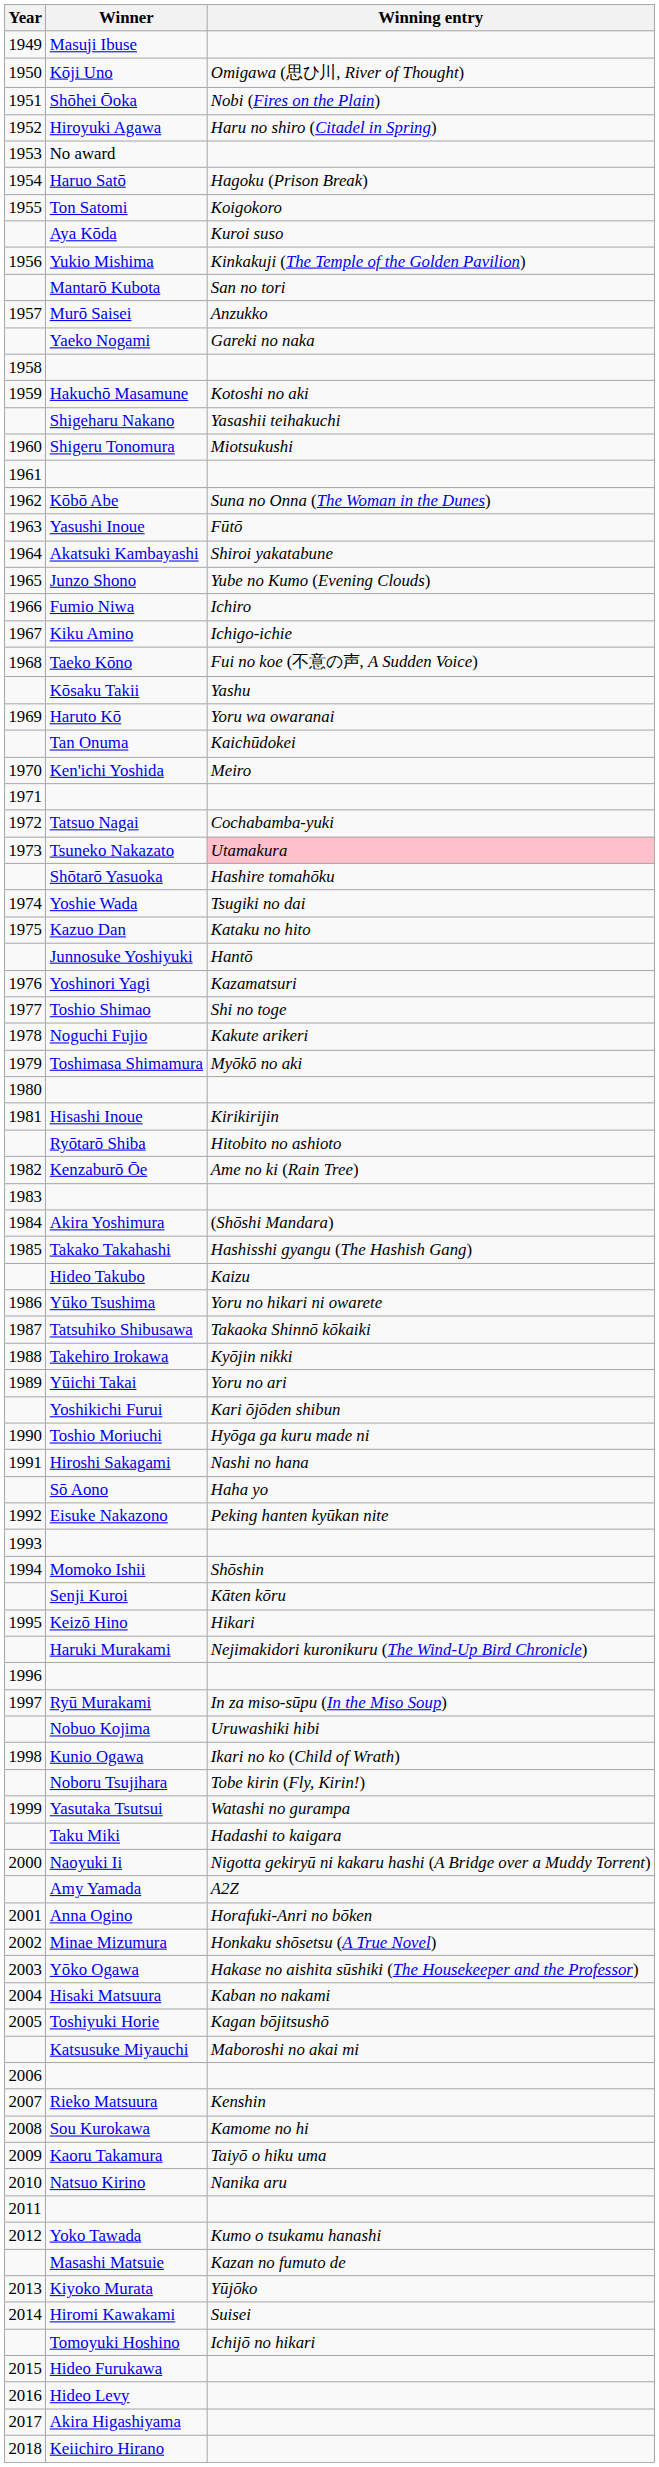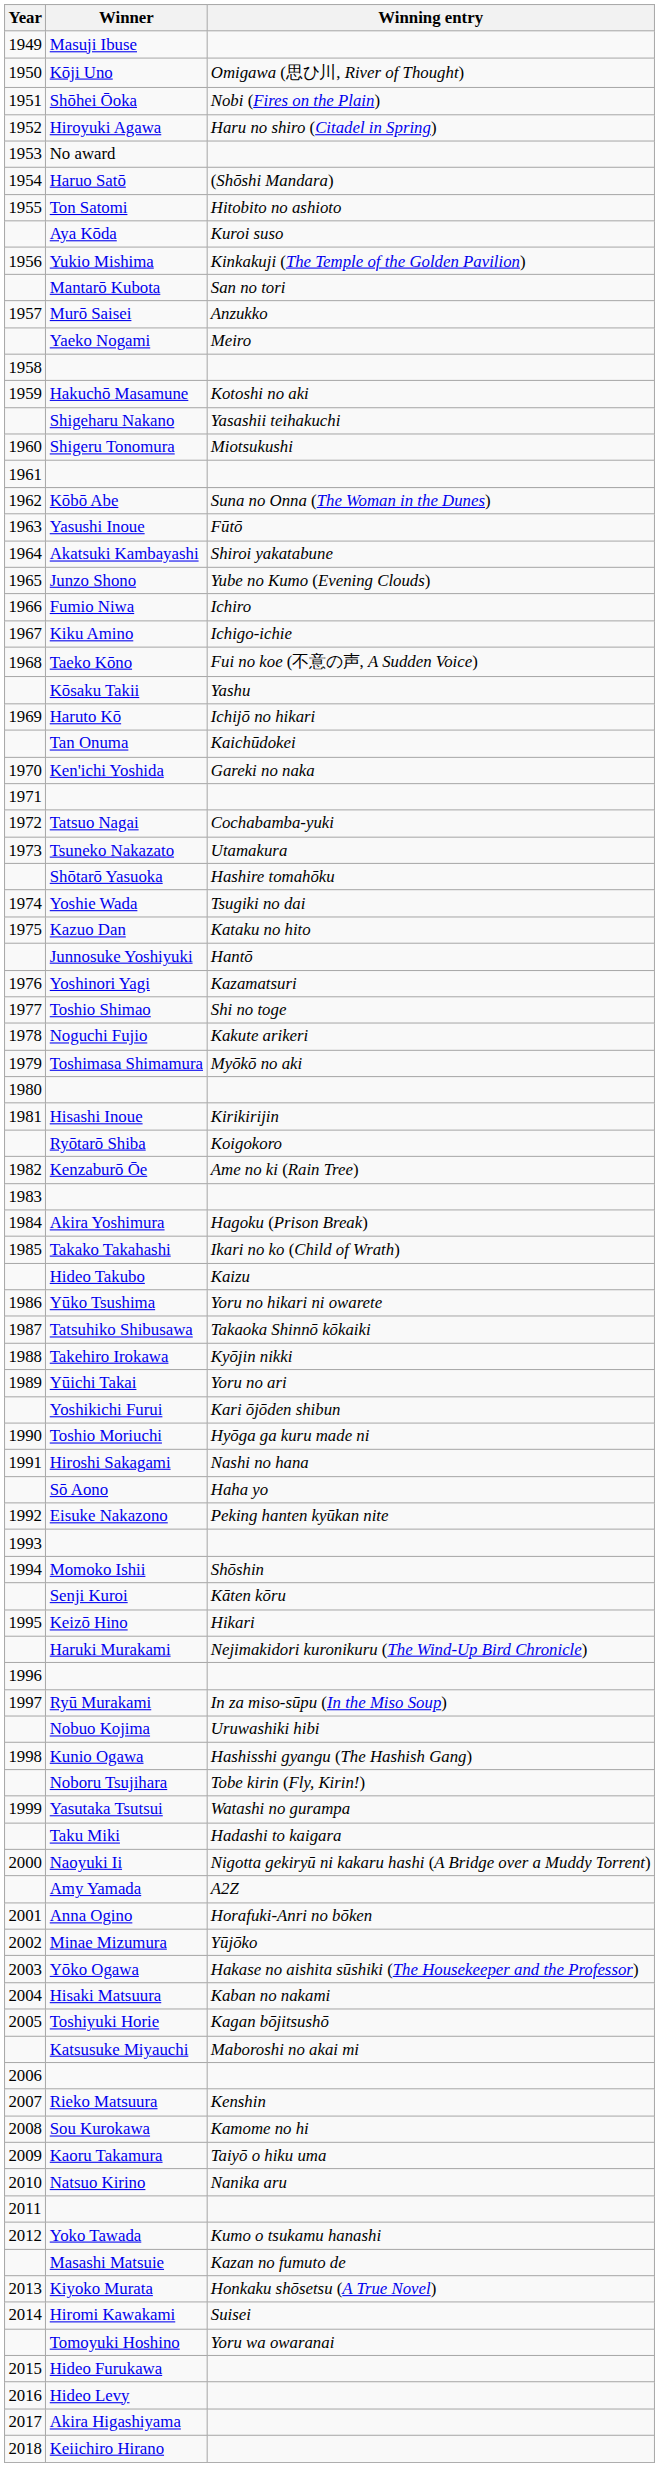(289, 180) Hagoku (Prison Break) -> (272, 180) (Shōshi Mandara)
(246, 207) Koigokoro -> (276, 207) Hitobito no ashioto
(263, 340) Gareki no naka -> (231, 340) Meiro
(273, 716) Yoru wa owaranai -> (263, 716) Ichijō no hikari
(231, 770) Meiro -> (263, 770) Gareki no naka
(249, 850) pink background -> (249, 850) no background
(276, 1143) Hitobito no ashioto -> (246, 1143) Koigokoro
(272, 1223) (Shōshi Mandara) -> (289, 1223) Hagoku (Prison Break)
(341, 1249) Hashisshi gyangu (The Hashish Gang) -> (305, 1249) Ikari no ko (Child of Wrath)
(305, 1755) Ikari no ko (Child of Wrath) -> (341, 1755) Hashisshi gyangu (The Hashish Gang)
(324, 1942) Honkaku shōsetsu (A True Novel) -> (234, 1942) Yūjōko
(234, 2288) Yūjōko -> (324, 2288) Honkaku shōsetsu (A True Novel)
(263, 2342) Ichijō no hikari -> (273, 2342) Yoru wa owaranai
